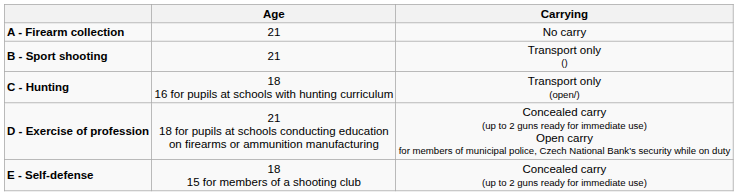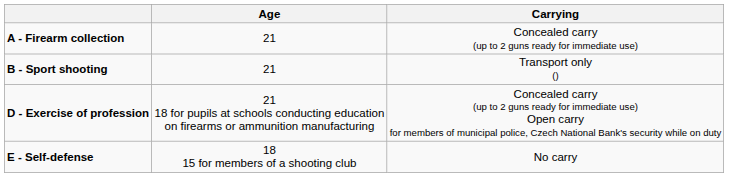(564, 32) No carry -> (555, 38) Concealed carry (up to 2 guns ready for immediate use)
- row: (38, 88)
(564, 175) Concealed carry (up to 2 guns ready for immediate use) -> (555, 157) No carry
